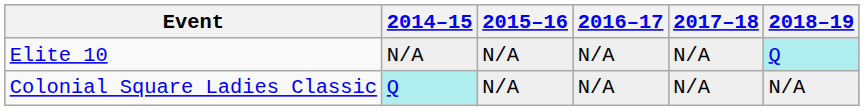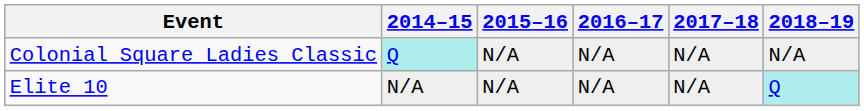rows swapped: (59, 55) <-> (193, 88)
